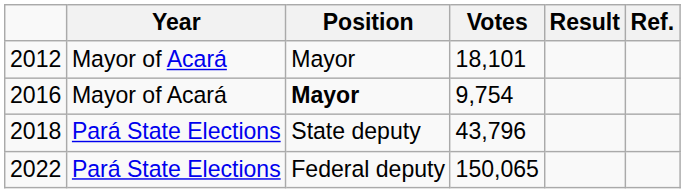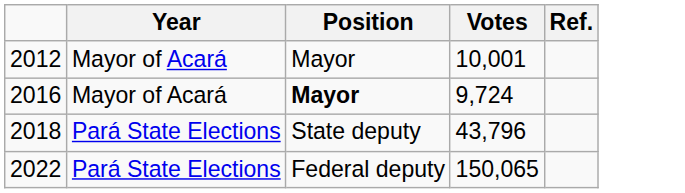- column: (585, 22)
(491, 59) 18,101 -> (491, 59) 10,001
(484, 95) 9,754 -> (484, 95) 9,724
